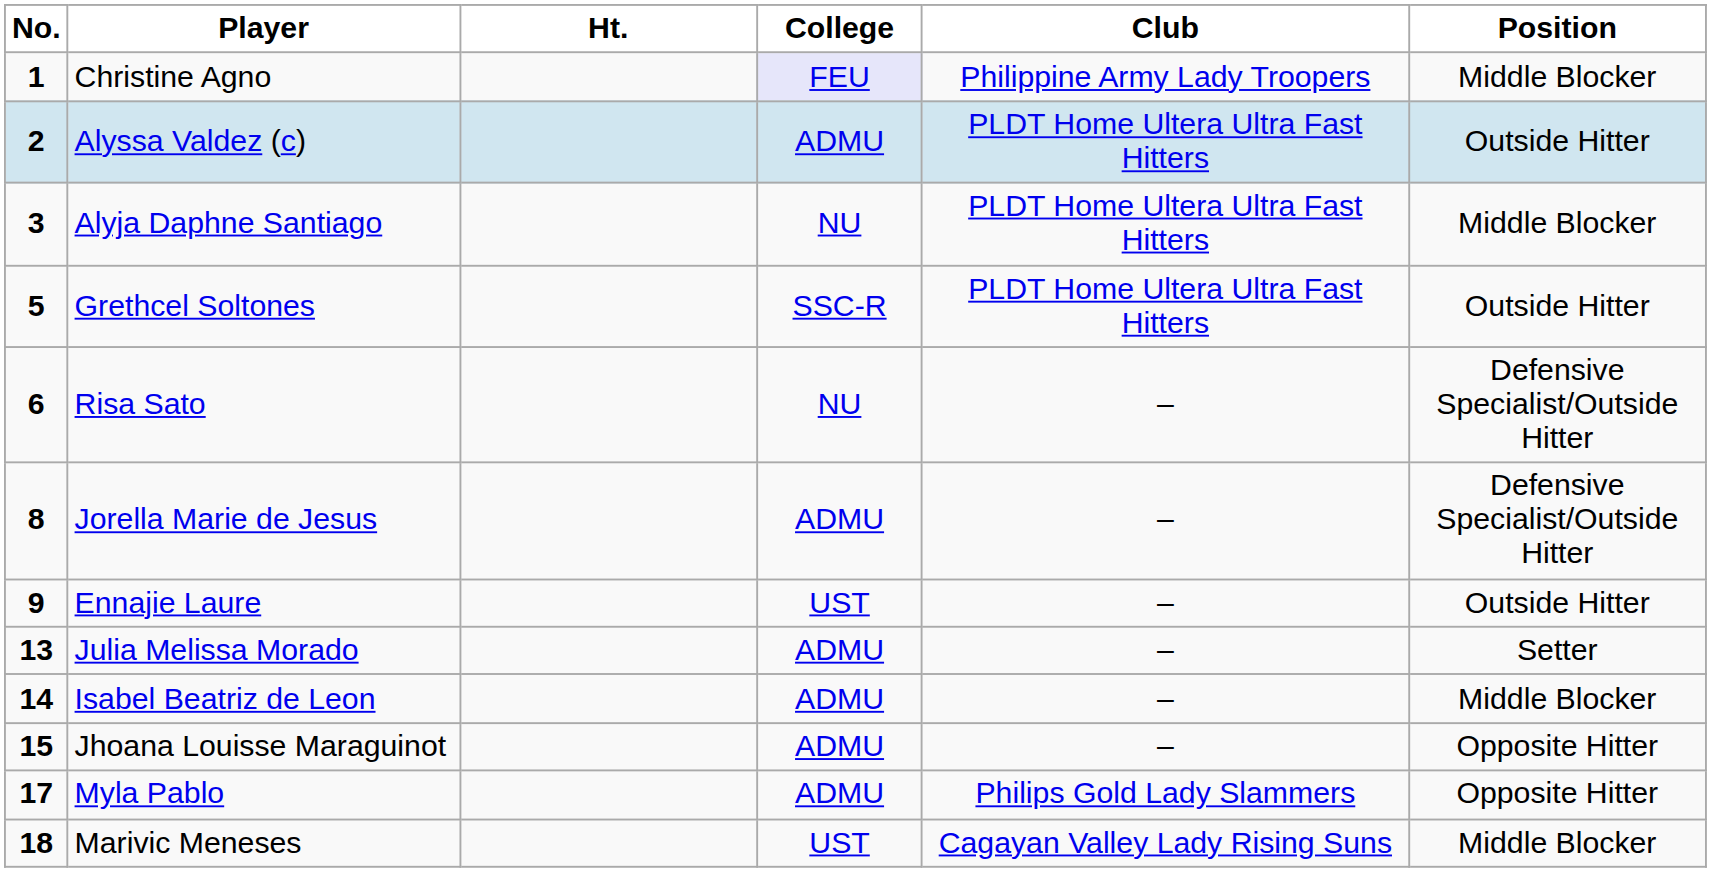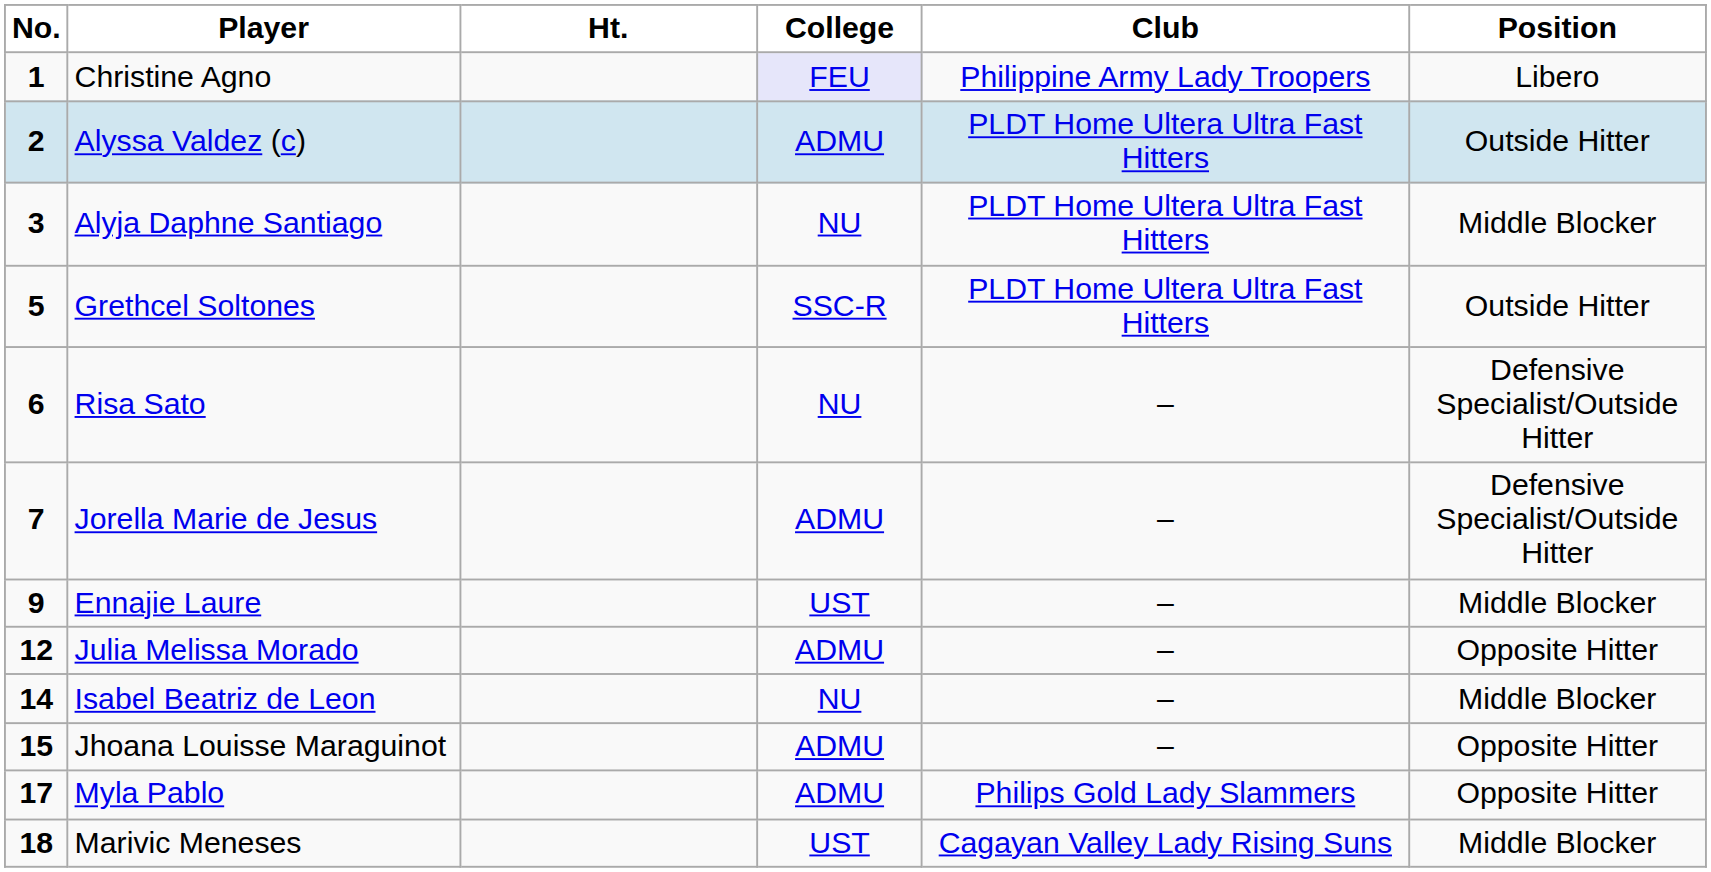(1557, 76) Middle Blocker -> (1557, 76) Libero
(36, 520) 8 -> (36, 520) 7
(1557, 602) Outside Hitter -> (1557, 602) Middle Blocker
(36, 650) 13 -> (36, 650) 12
(1557, 650) Setter -> (1557, 650) Opposite Hitter
(840, 698) ADMU -> (840, 698) NU
